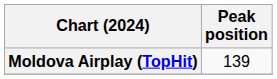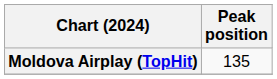(237, 61) 139 -> (237, 61) 135
